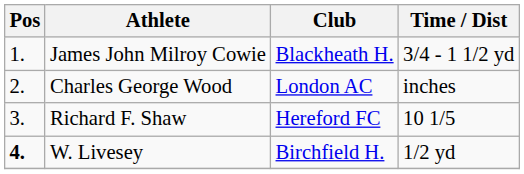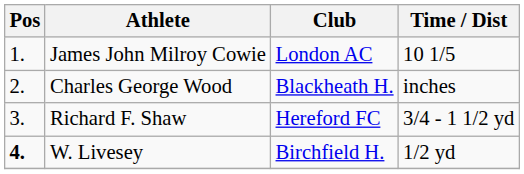(335, 53) Blackheath H. -> (324, 53) London AC
(459, 53) 3/4 - 1 1/2 yd -> (429, 53) 10 1/5
(324, 86) London AC -> (335, 86) Blackheath H.
(429, 119) 10 1/5 -> (459, 119) 3/4 - 1 1/2 yd
